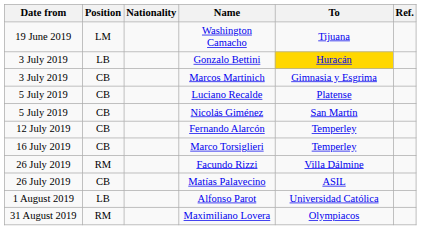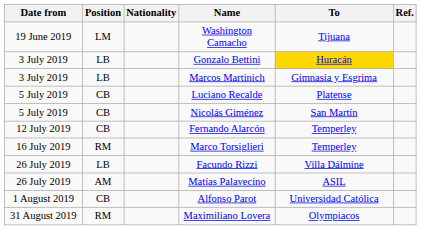(103, 77) CB -> (103, 77) LB
(103, 147) CB -> (103, 147) RM
(103, 164) RM -> (103, 164) LB
(103, 182) CB -> (103, 182) AM
(103, 199) LB -> (103, 199) CB
